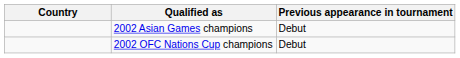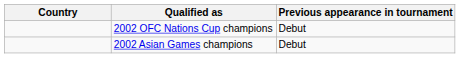rows swapped: (183, 28) <-> (193, 45)
